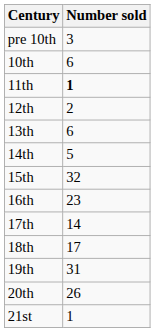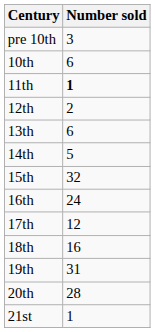(74, 200) 23 -> (74, 200) 24
(74, 223) 14 -> (74, 223) 12
(74, 246) 17 -> (74, 246) 16
(74, 293) 26 -> (74, 293) 28
